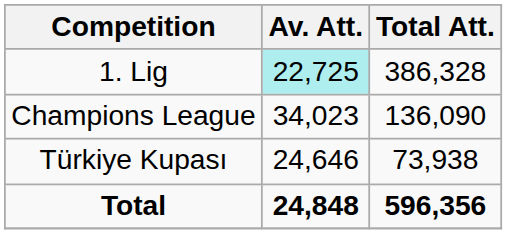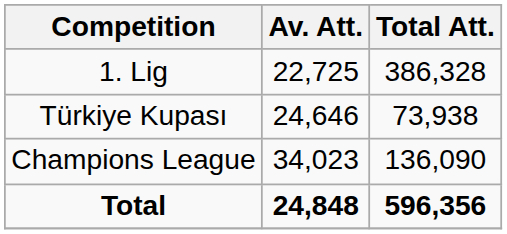(316, 71) paleturquoise background -> (316, 71) no background
rows swapped: (133, 160) <-> (133, 116)
